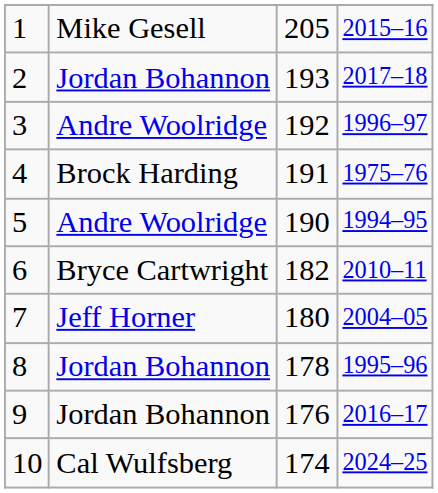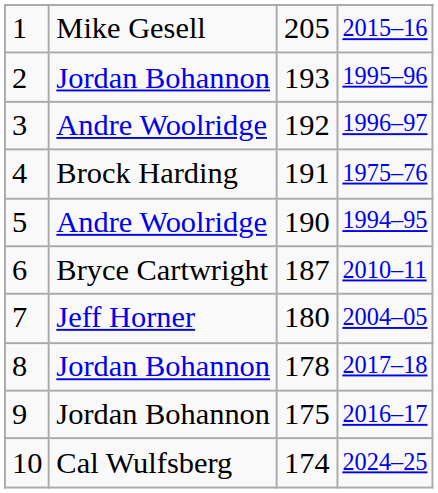(385, 76) 2017–18 -> (385, 76) 1995–96
(307, 269) 182 -> (307, 269) 187
(385, 366) 1995–96 -> (385, 366) 2017–18
(307, 414) 176 -> (307, 414) 175
